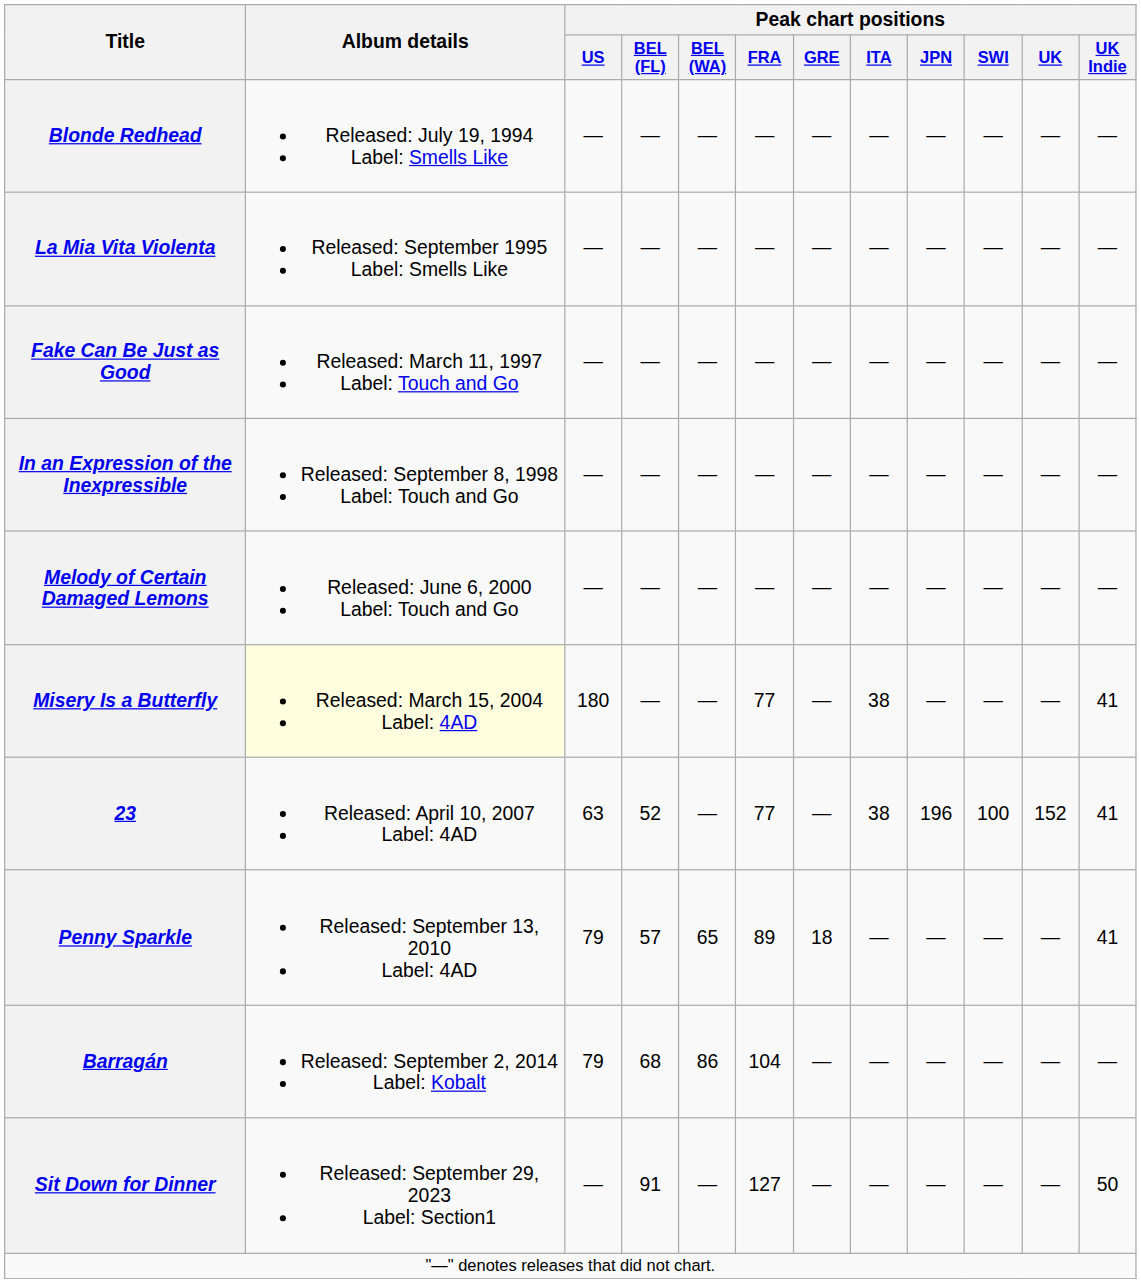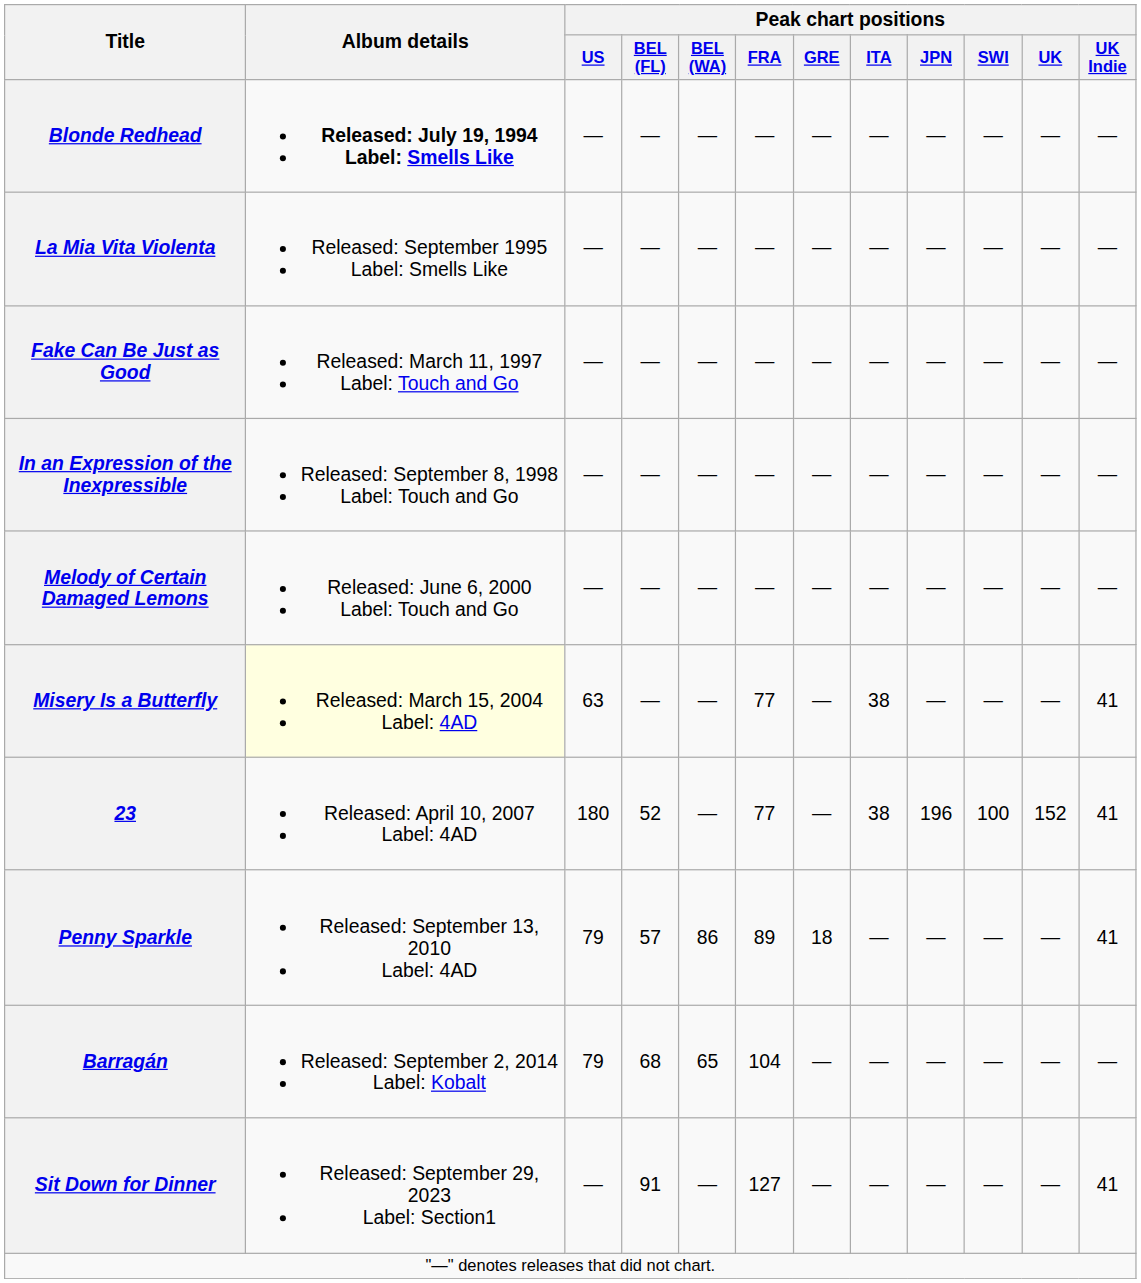(405, 147) normal -> (405, 147) bold
(593, 700) 180 -> (593, 700) 63
(593, 813) 63 -> (593, 813) 180
(707, 937) 65 -> (707, 937) 86
(707, 1061) 86 -> (707, 1061) 65
(1107, 1185) 50 -> (1107, 1185) 41
